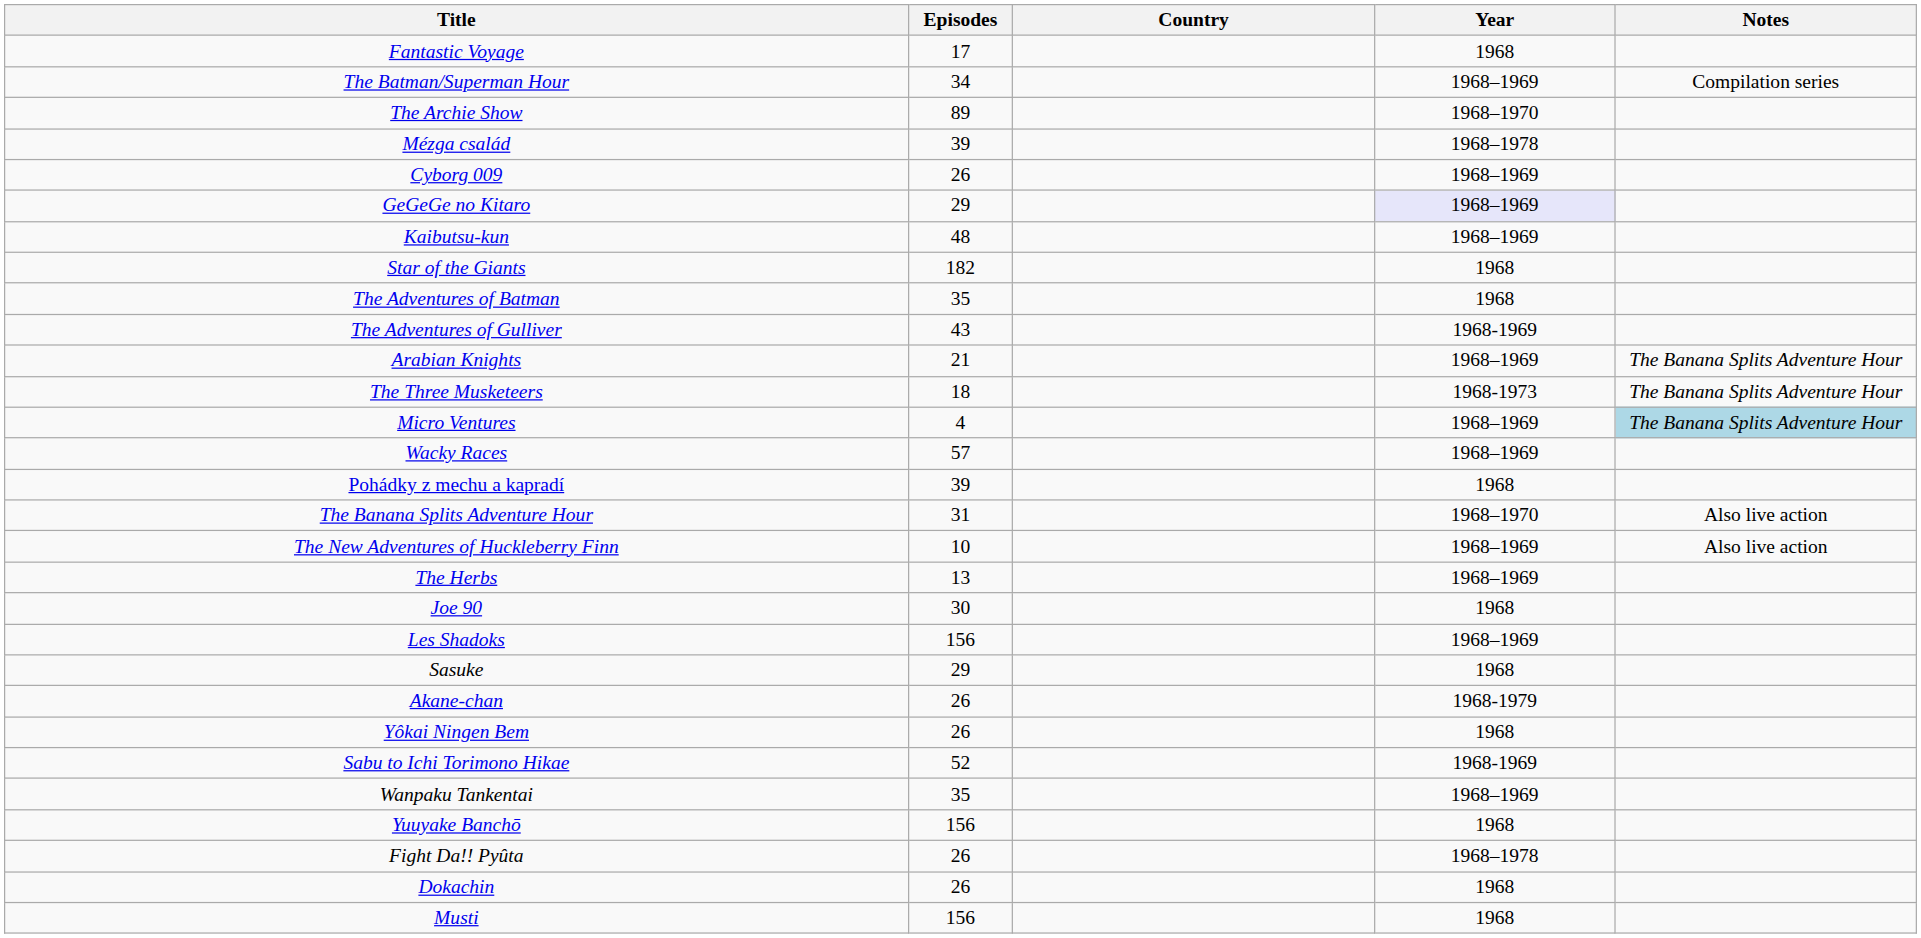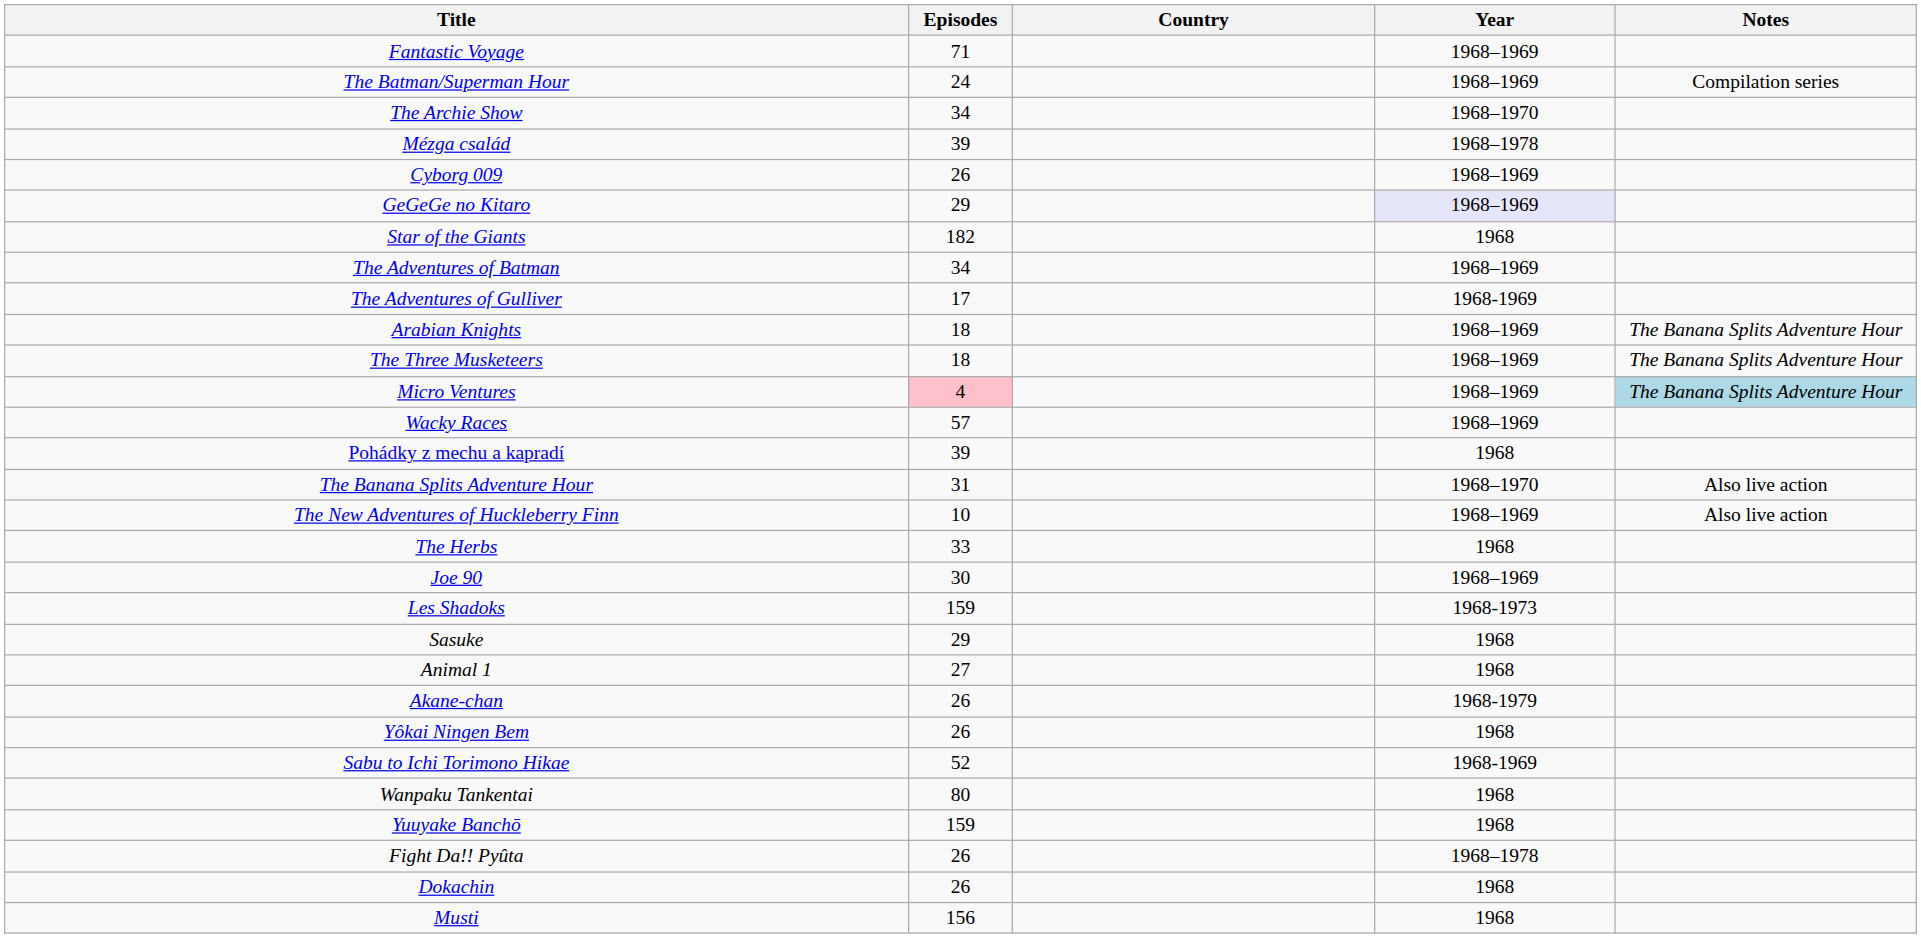(960, 50) 17 -> (960, 50) 71
(1495, 50) 1968 -> (1495, 50) 1968–1969
(960, 81) 34 -> (960, 81) 24
(960, 112) 89 -> (960, 112) 34
- row: (456, 236)
(960, 298) 35 -> (960, 267) 34
(1495, 298) 1968 -> (1495, 267) 1968–1969
(960, 329) 43 -> (960, 298) 17
(960, 360) 21 -> (960, 329) 18
(1495, 391) 1968-1973 -> (1495, 360) 1968–1969
(960, 422) no background -> (960, 391) pink background
(960, 577) 13 -> (960, 546) 33
(1495, 577) 1968–1969 -> (1495, 546) 1968
(1495, 608) 1968 -> (1495, 577) 1968–1969
(960, 639) 156 -> (960, 608) 159
(1495, 639) 1968–1969 -> (1495, 608) 1968-1973
+ row: (456, 670)
(960, 793) 35 -> (960, 793) 80
(1495, 793) 1968–1969 -> (1495, 793) 1968
(960, 824) 156 -> (960, 824) 159
